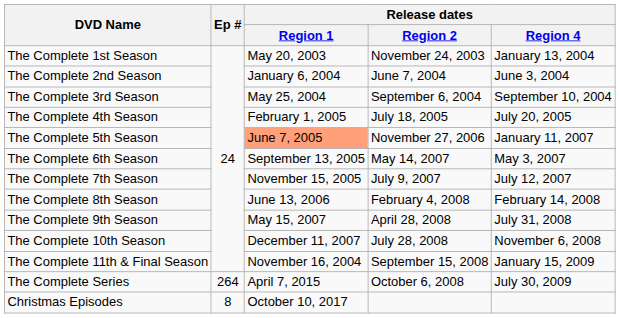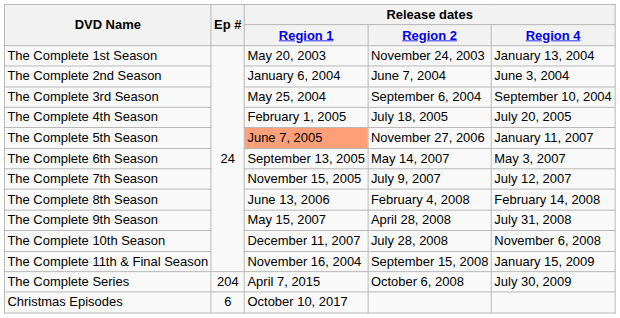(228, 281) 264 -> (228, 281) 204
(228, 302) 8 -> (228, 302) 6
